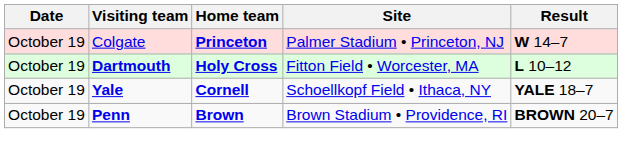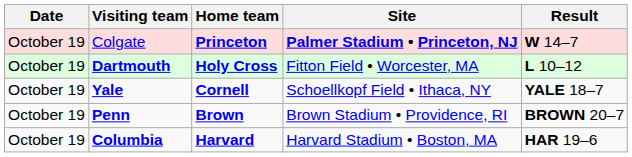(395, 41) normal -> (402, 41) bold
+ row: (127, 139)
